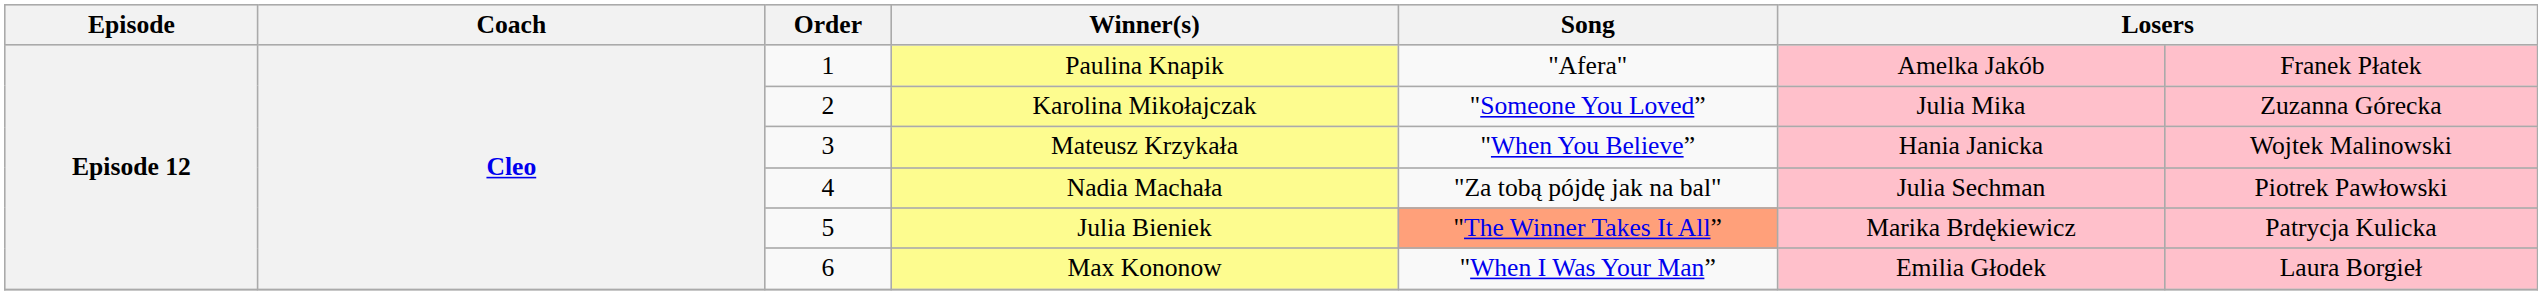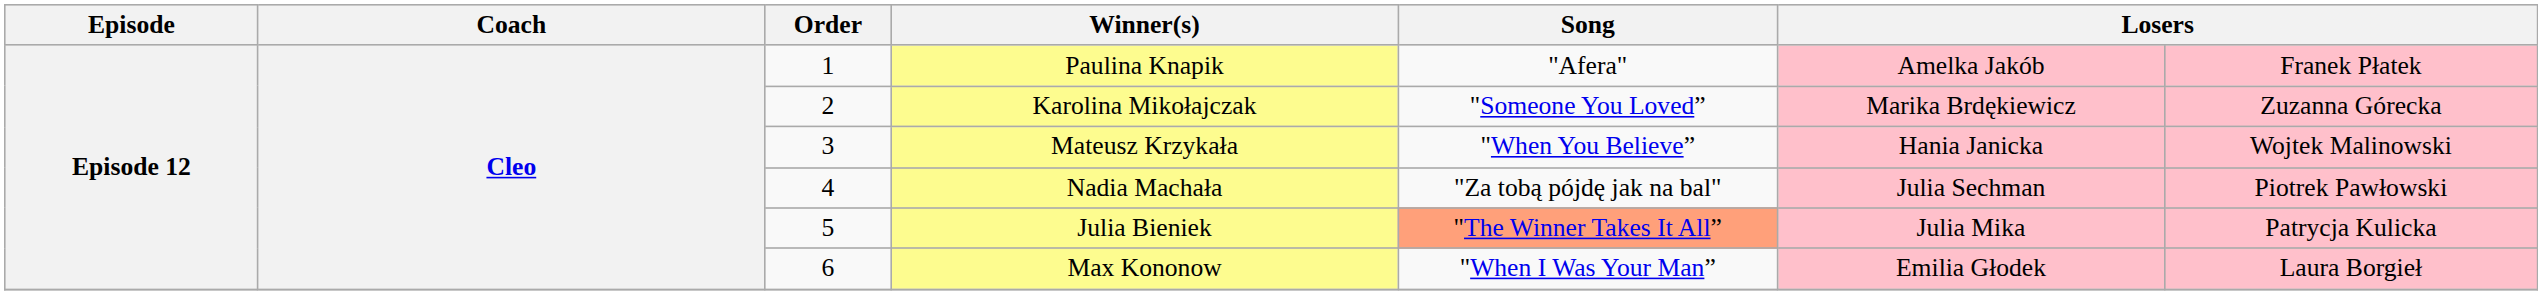(1971, 106) Julia Mika -> (1971, 106) Marika Brdękiewicz
(1971, 227) Marika Brdękiewicz -> (1971, 227) Julia Mika
